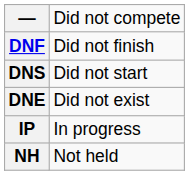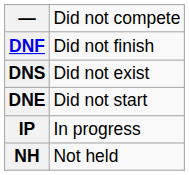(100, 73) Did not start -> (101, 73) Did not exist
(101, 101) Did not exist -> (100, 101) Did not start
